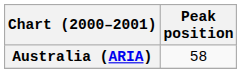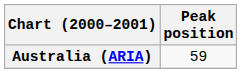(198, 57) 58 -> (198, 57) 59
